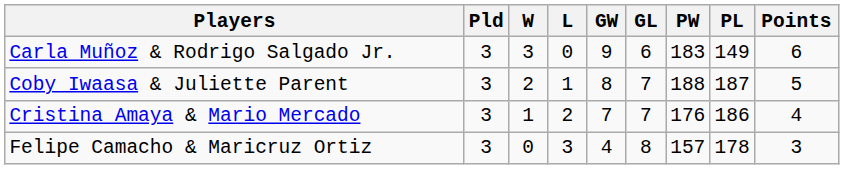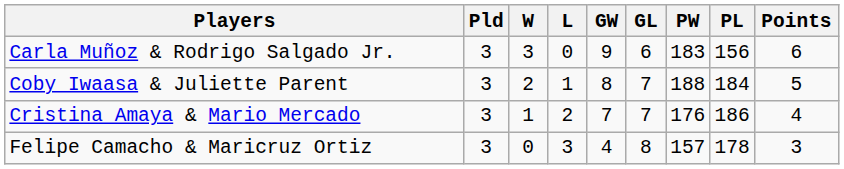(732, 52) 149 -> (732, 52) 156
(732, 84) 187 -> (732, 84) 184
